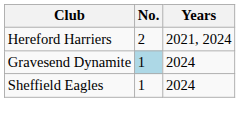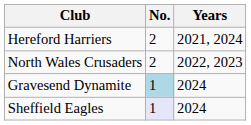+ row: (75, 62)
(141, 85) no background -> (153, 108) lavender background
